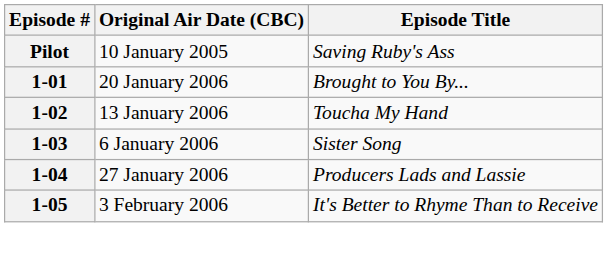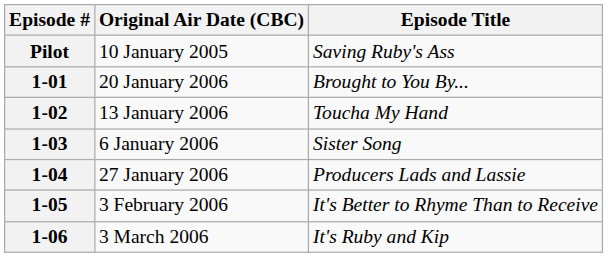+ row: (50, 236)
